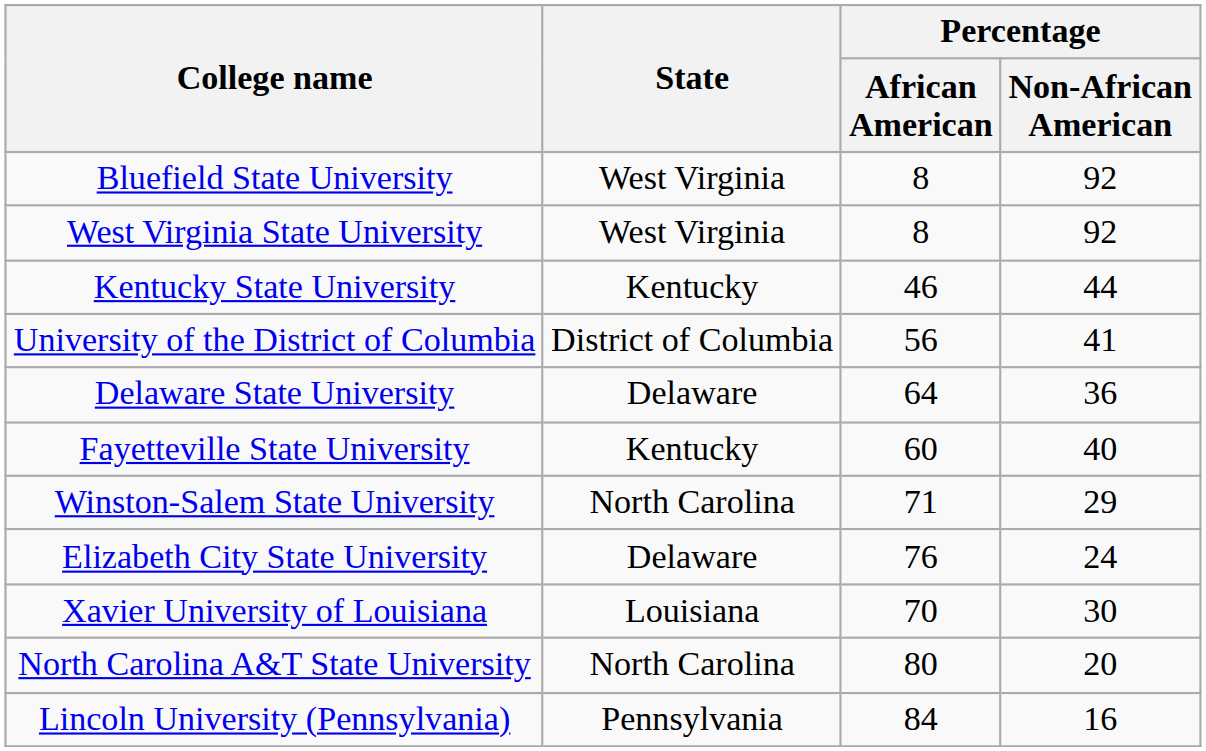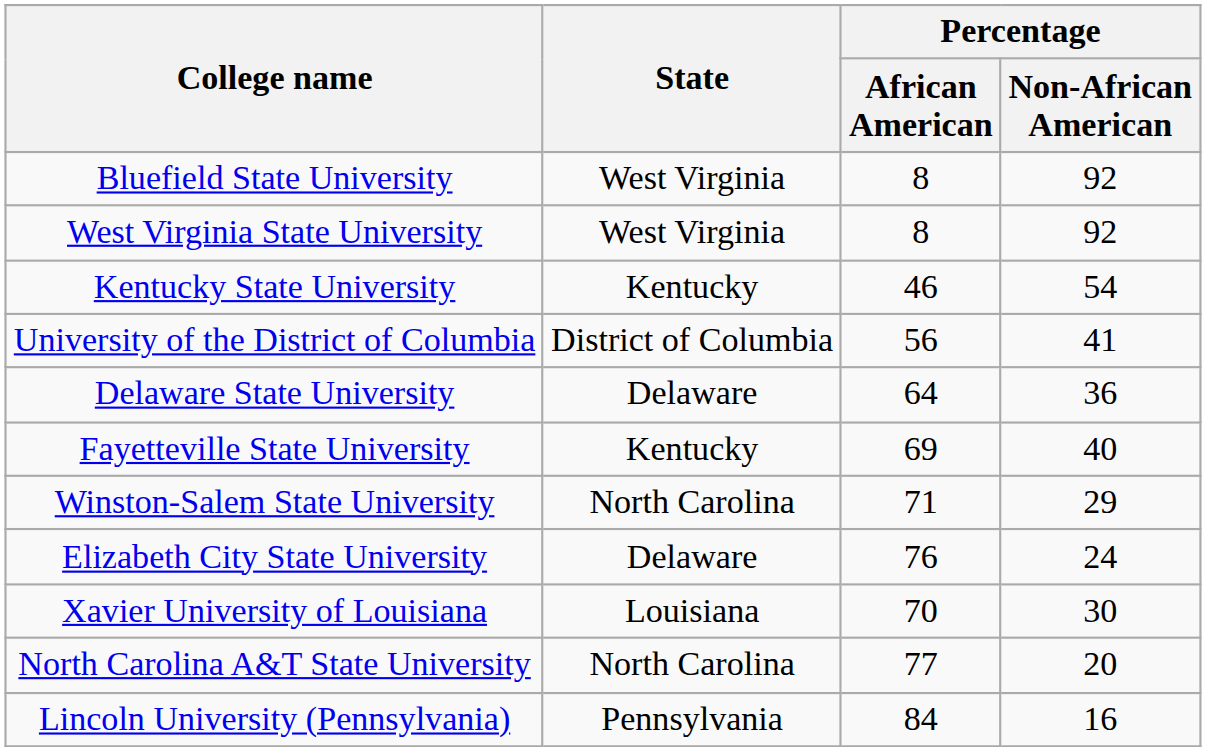(1100, 286) 44 -> (1100, 286) 54
(921, 448) 60 -> (921, 448) 69
(921, 664) 80 -> (921, 664) 77
